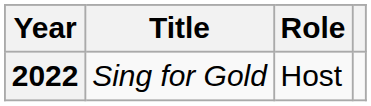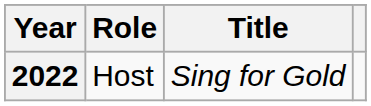columns swapped: (180, 28) <-> (313, 28)
